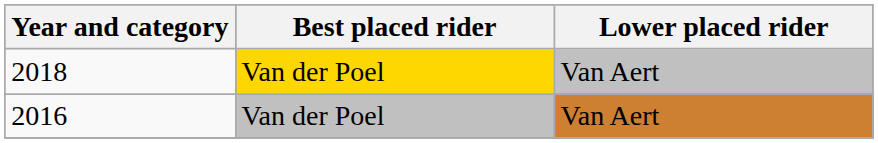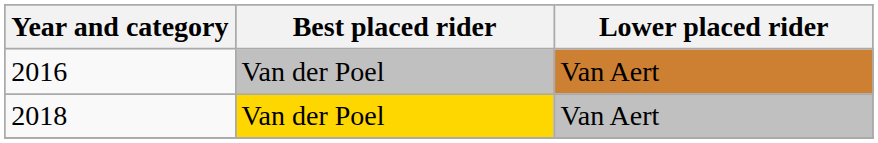rows swapped: (39, 115) <-> (39, 71)
